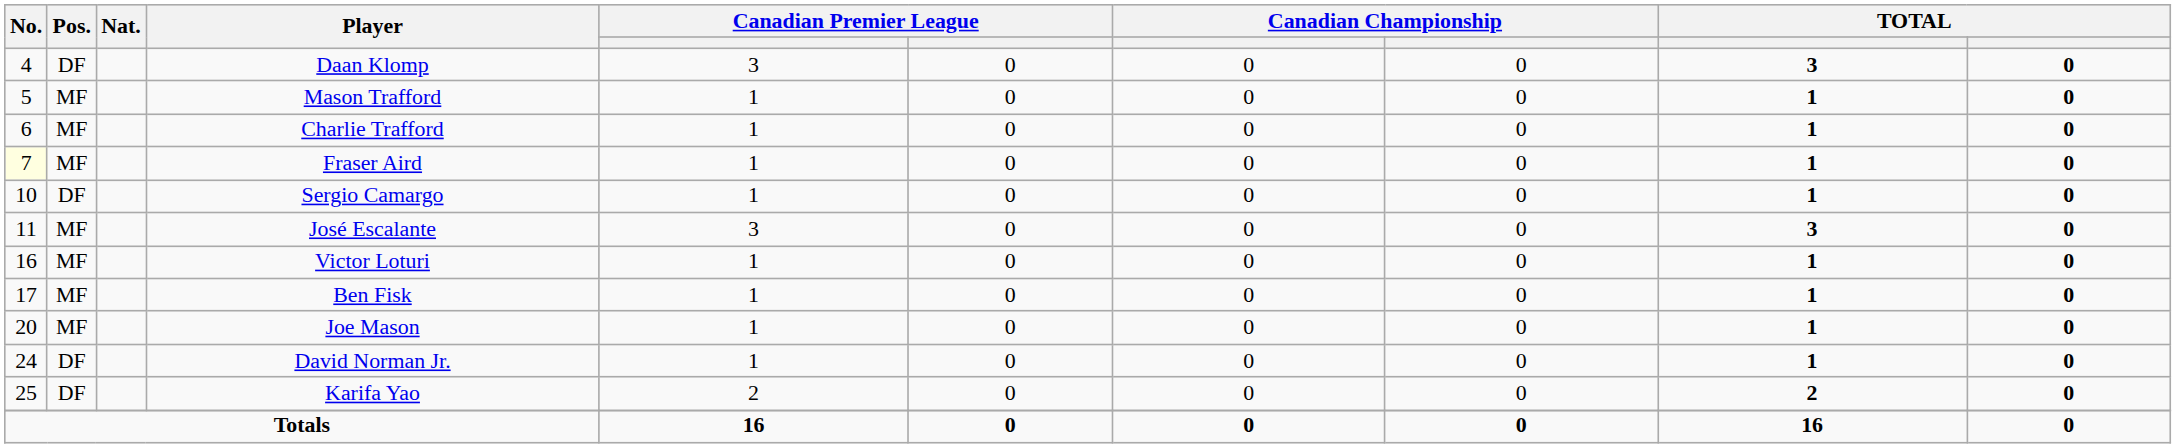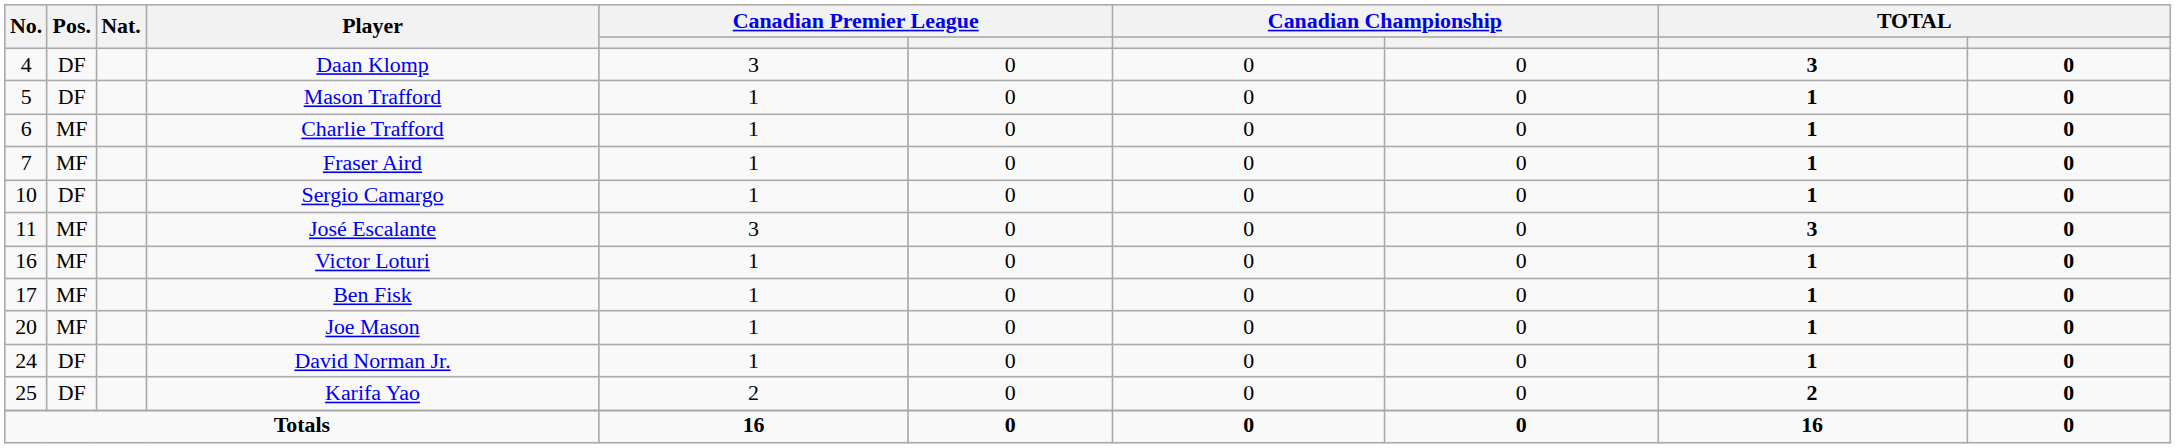(72, 96) MF -> (72, 96) DF
(26, 162) lightyellow background -> (26, 162) no background
